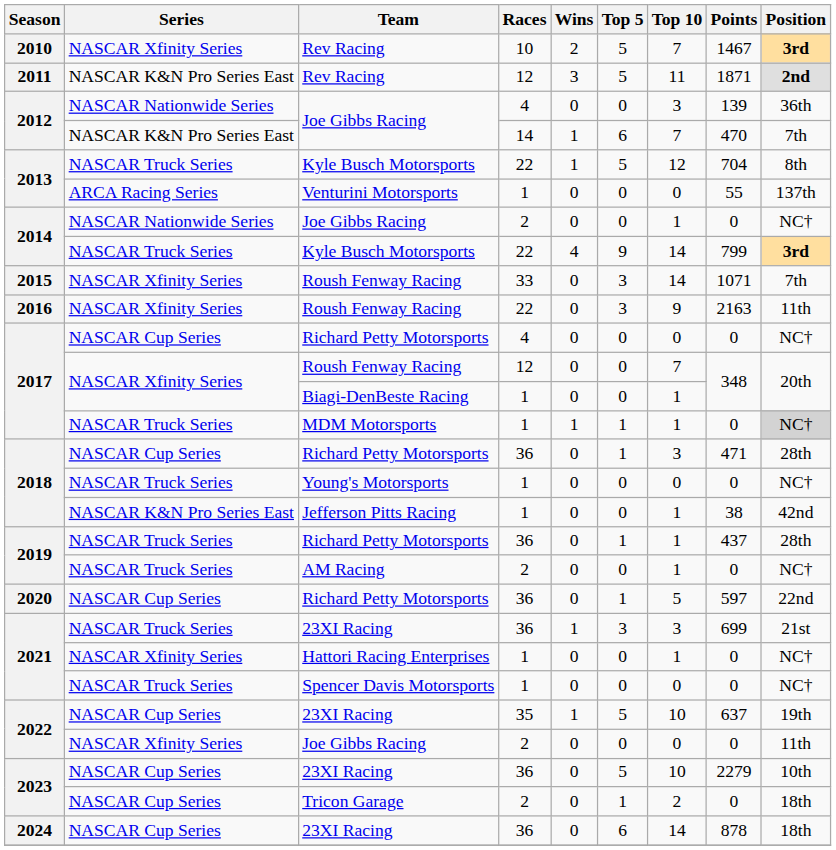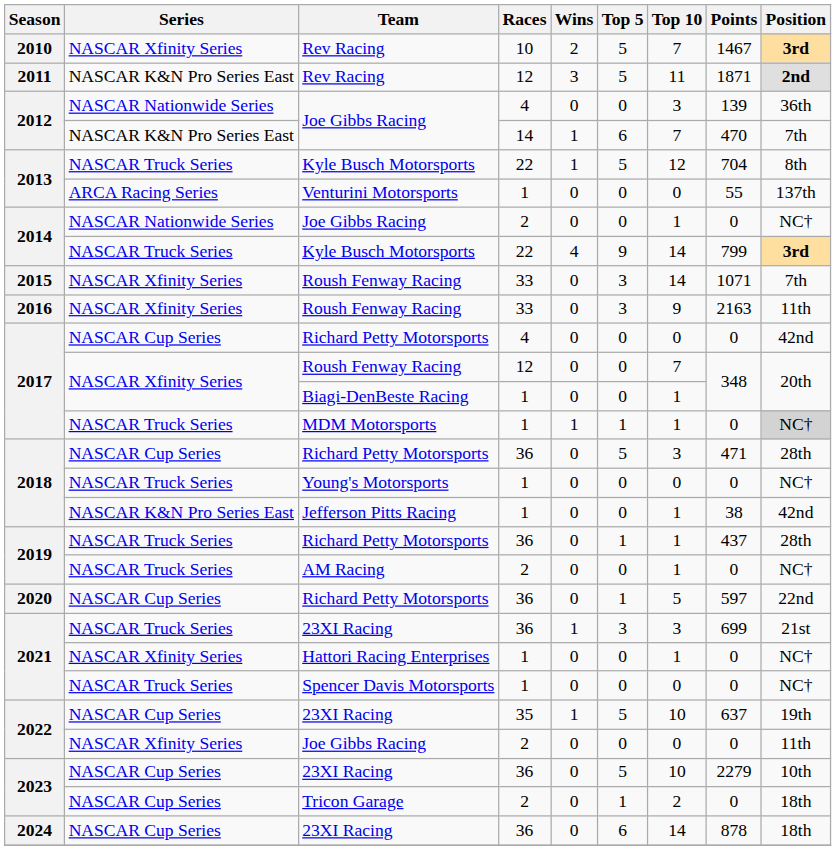(525, 309) 22 -> (525, 309) 33
(796, 338) NC† -> (796, 338) 42nd
(623, 454) 1 -> (623, 454) 5
